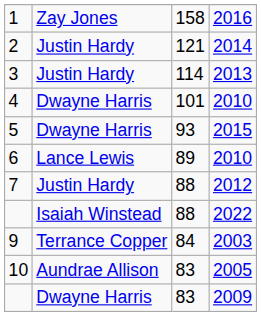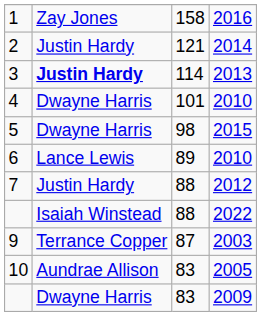(85, 74) normal -> (90, 74) bold
(185, 130) 93 -> (185, 130) 98
(185, 241) 84 -> (185, 241) 87
